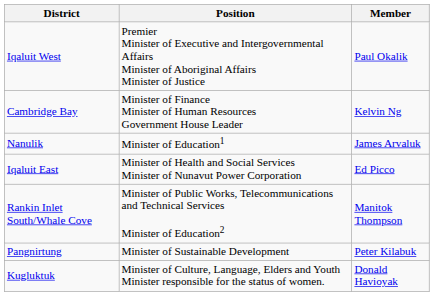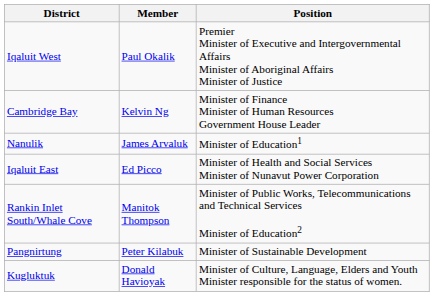columns swapped: (391, 13) <-> (235, 13)
